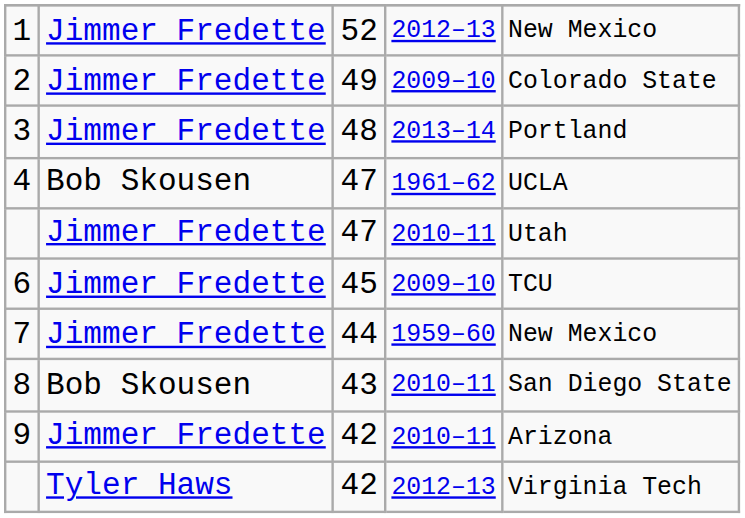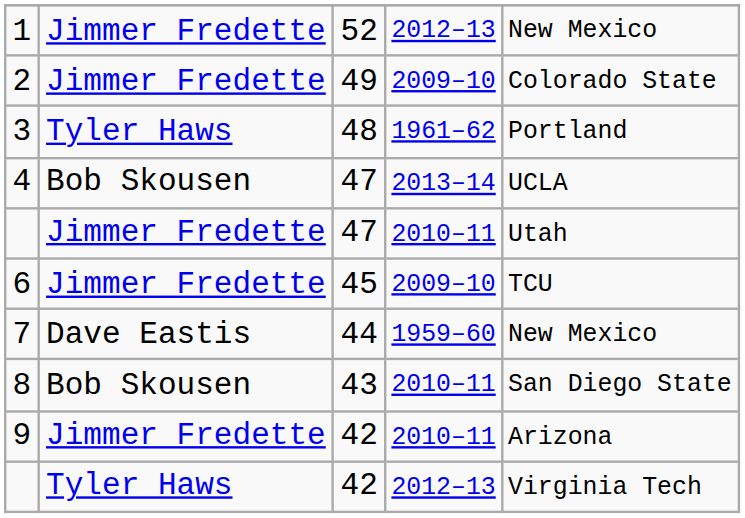(186, 132) Jimmer Fredette -> (139, 132) Tyler Haws
(444, 132) 2013–14 -> (444, 132) 1961–62
(444, 182) 1961–62 -> (444, 182) 2013–14
(186, 334) Jimmer Fredette -> (149, 334) Dave Eastis
